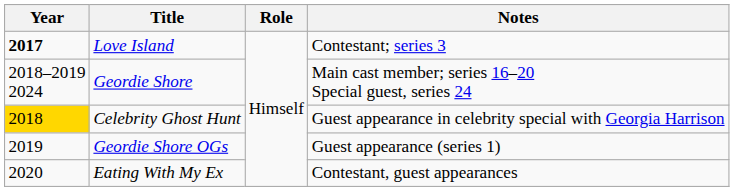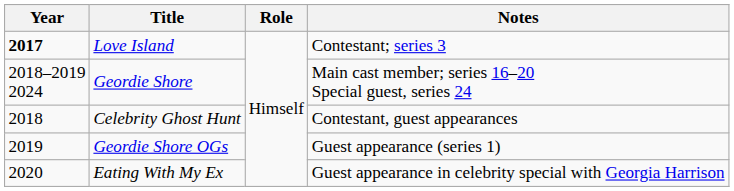(26, 118) gold background -> (26, 118) no background
(518, 118) Guest appearance in celebrity special with Georgia Harrison -> (415, 118) Contestant, guest appearances
(415, 173) Contestant, guest appearances -> (518, 173) Guest appearance in celebrity special with Georgia Harrison
